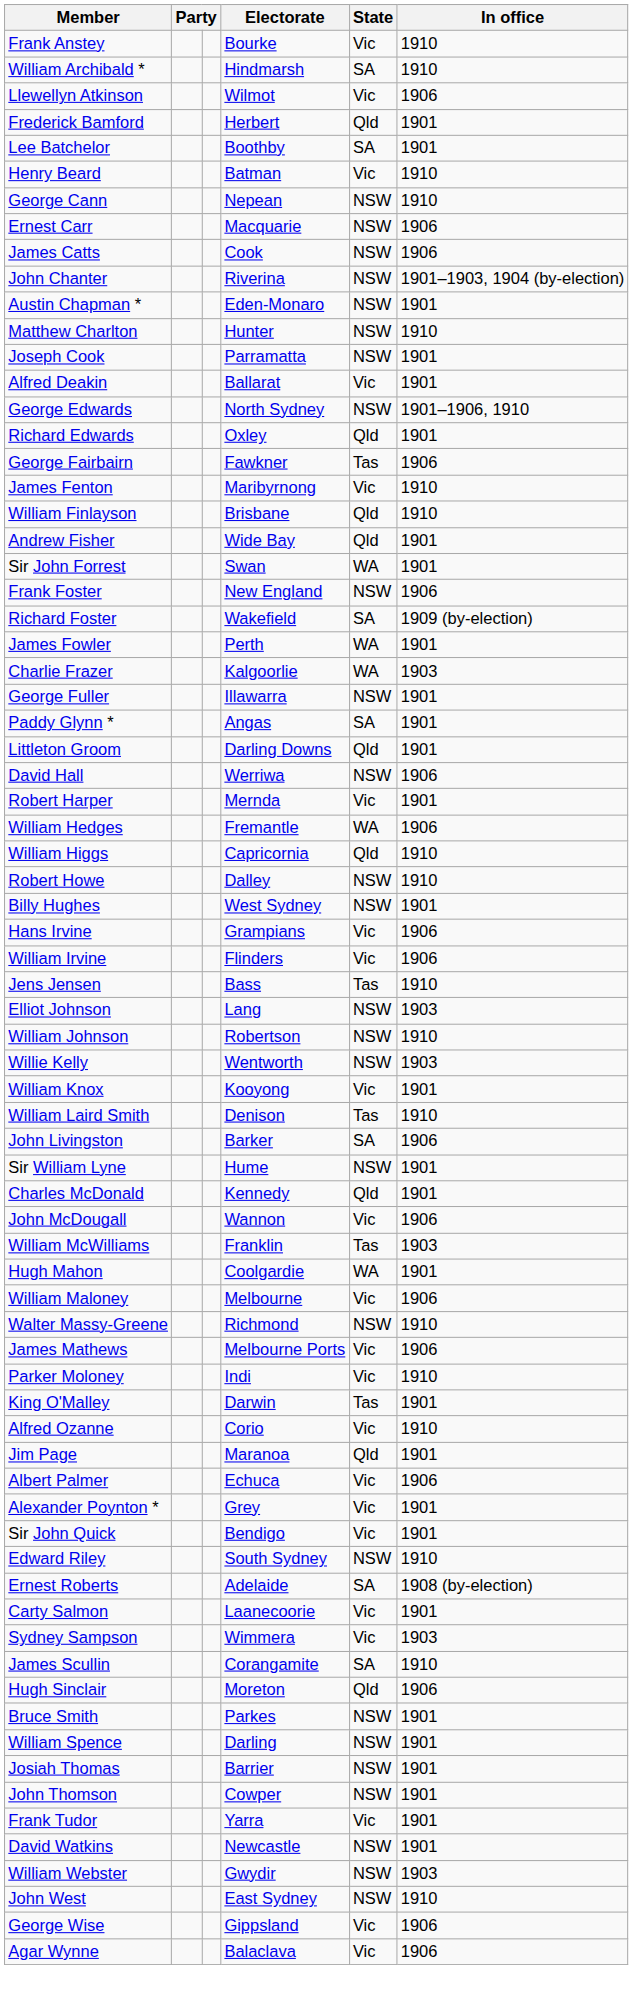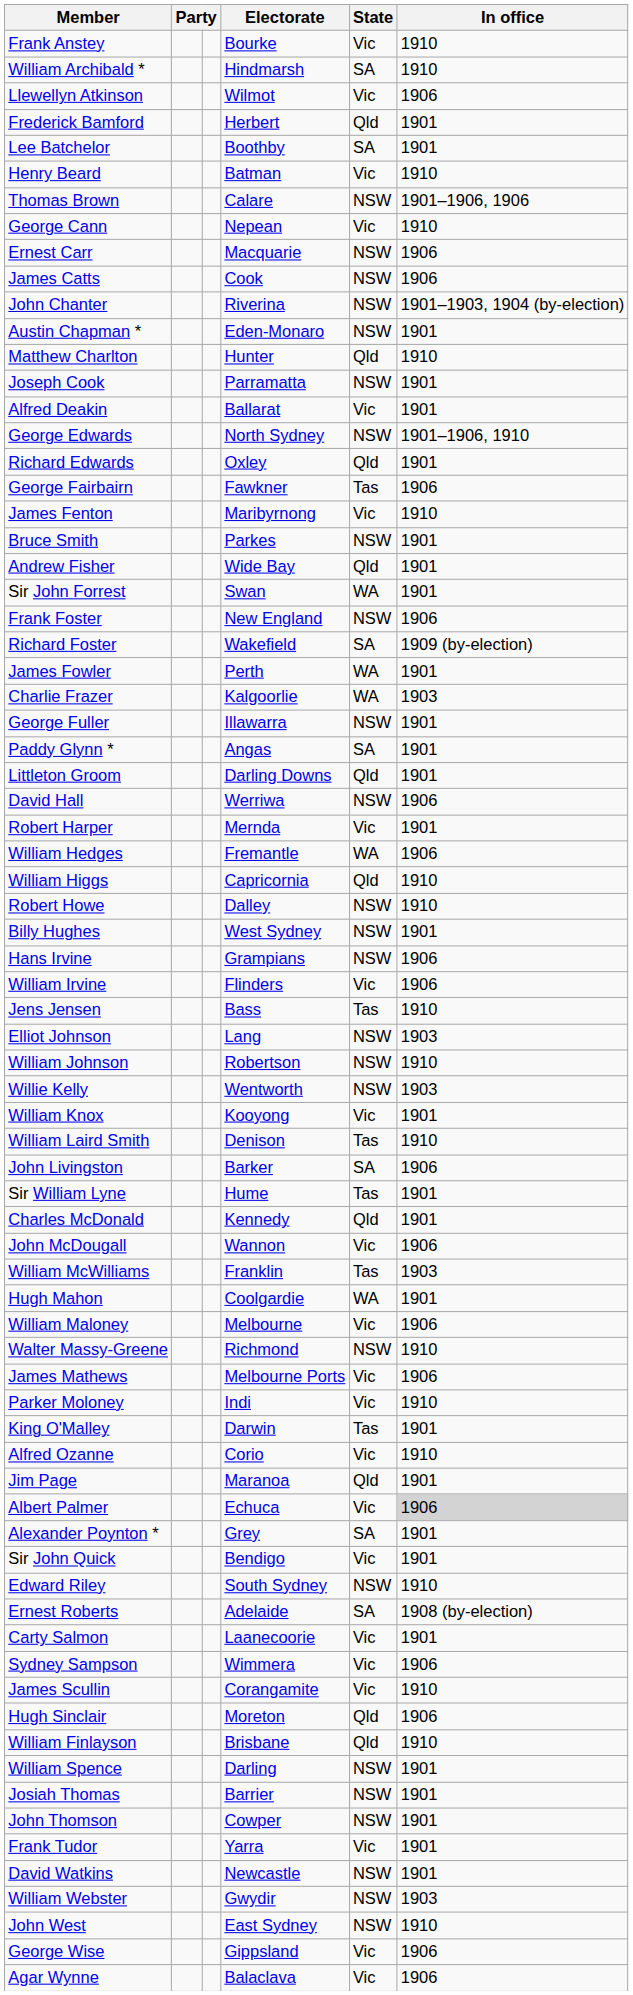+ row: (64, 200)
(372, 200) NSW -> (364, 226) Vic
(372, 331) NSW -> (366, 357) Qld
rows swapped: (72, 514) <-> (53, 1716)
(364, 932) Vic -> (372, 958) NSW
(372, 1167) NSW -> (366, 1193) Tas
(419, 1481) no background -> (419, 1507) lightgrey background
(364, 1507) Vic -> (364, 1533) SA
(419, 1638) 1903 -> (419, 1664) 1906
(364, 1664) SA -> (364, 1690) Vic
